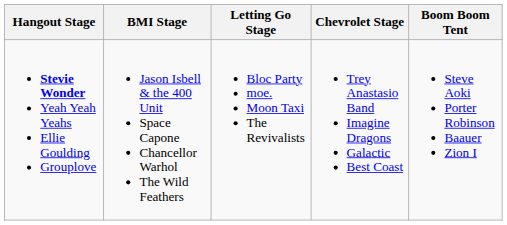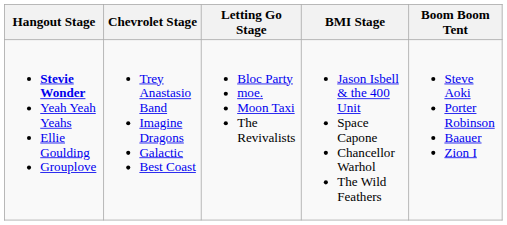columns swapped: (360, 22) <-> (157, 22)
